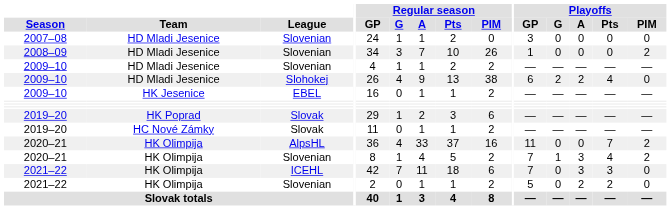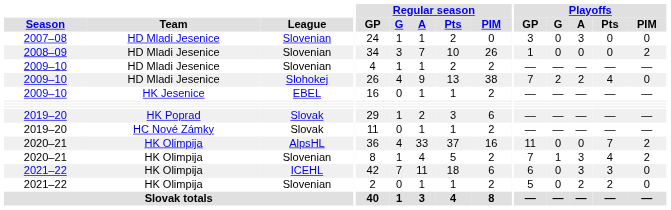(581, 38) 0 -> (581, 38) 3
(530, 80) 6 -> (530, 80) 7
(530, 171) 7 -> (530, 171) 6
